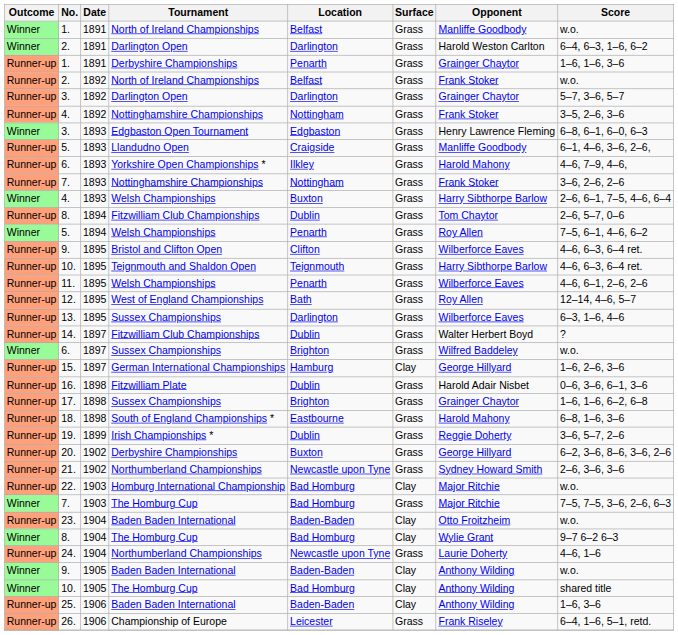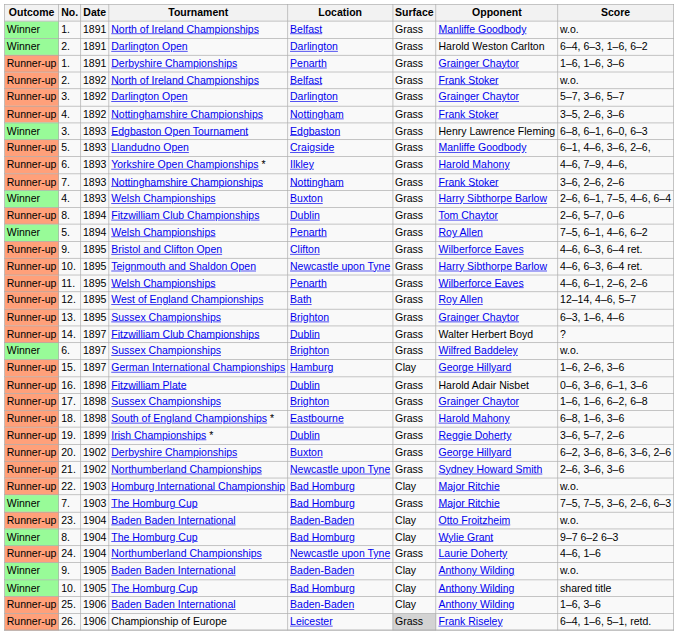(317, 266) Teignmouth -> (340, 266) Newcastle upon Tyne
(314, 317) Darlington -> (310, 317) Brighton
(481, 317) Wilberforce Eaves -> (479, 317) Grainger Chaytor
(409, 621) no background -> (409, 621) lightgrey background
